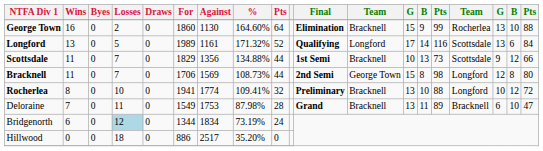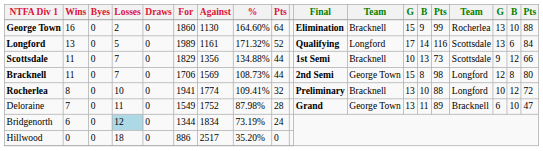(209, 106) 1753 -> (209, 106) 1752
(368, 106) Bracknell -> (375, 106) George Town
